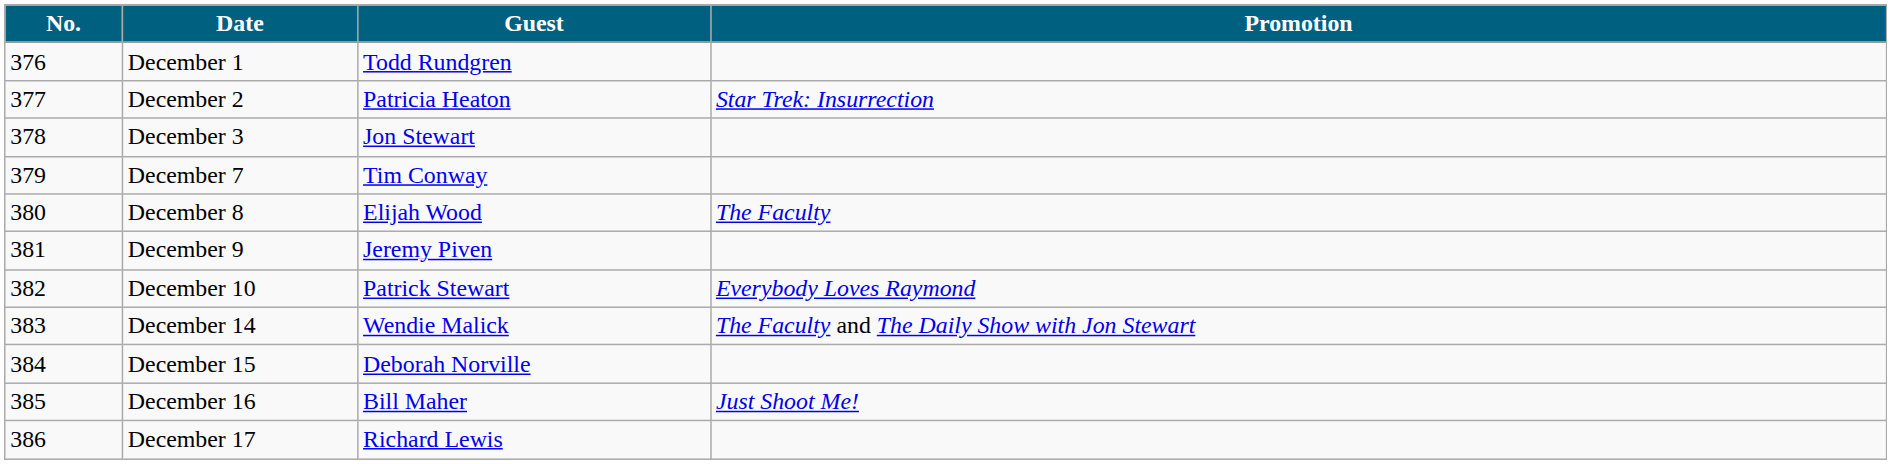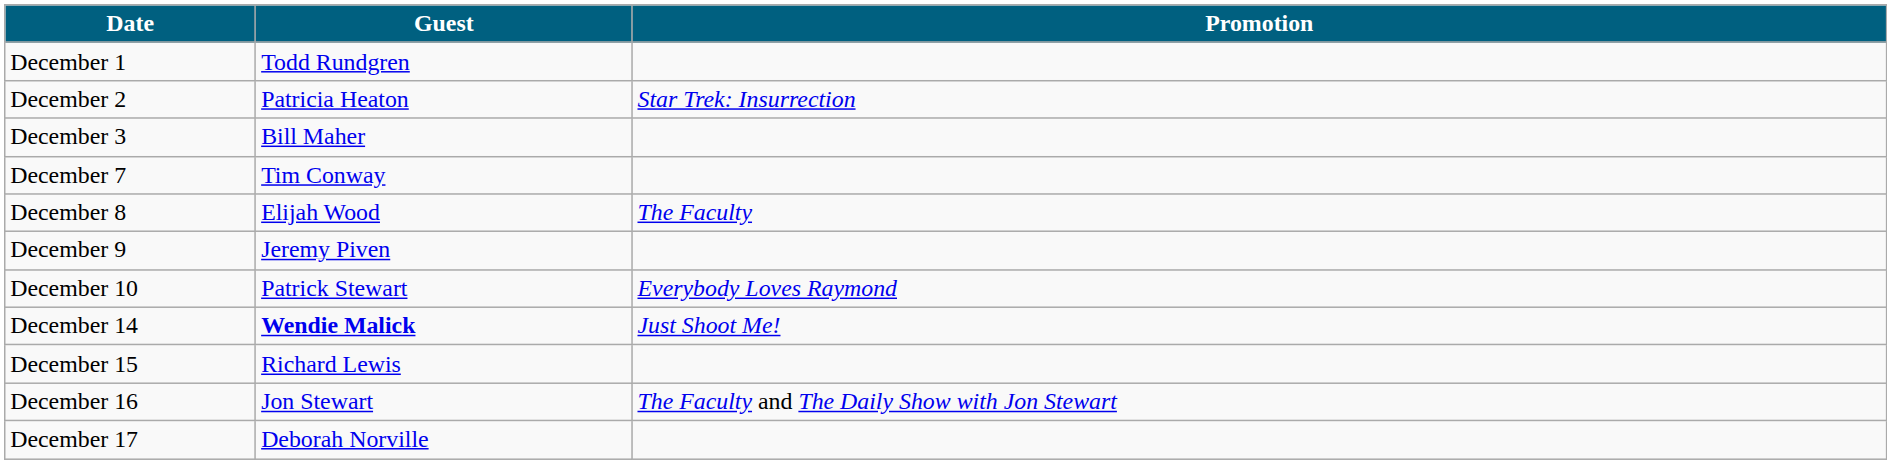- column: (64, 23)
(419, 136) Jon Stewart -> (313, 136) Bill Maher
(436, 325) normal -> (338, 325) bold
(956, 325) The Faculty and The Daily Show with Jon Stewart -> (709, 325) Just Shoot Me!
(447, 363) Deborah Norville -> (331, 363) Richard Lewis
(415, 401) Bill Maher -> (317, 401) Jon Stewart
(787, 401) Just Shoot Me! -> (877, 401) The Faculty and The Daily Show with Jon Stewart
(433, 439) Richard Lewis -> (345, 439) Deborah Norville
